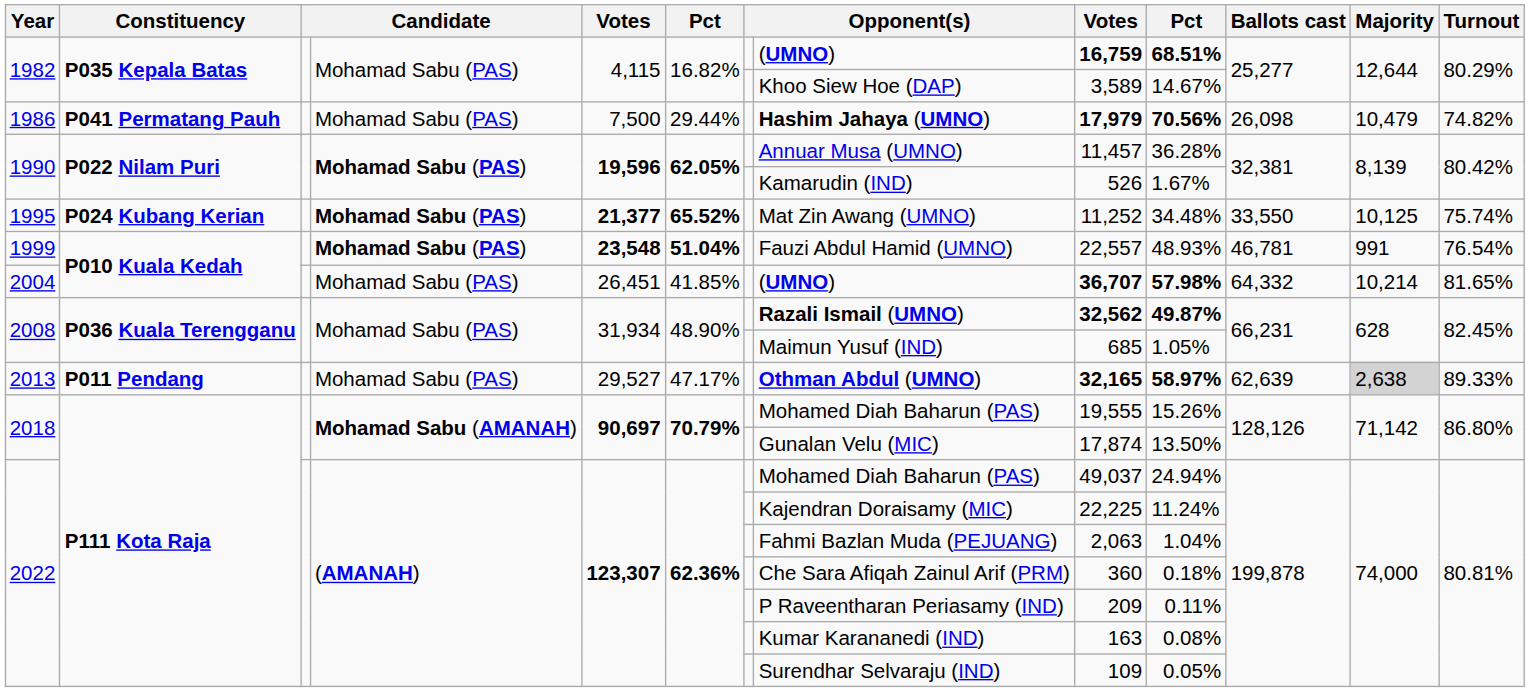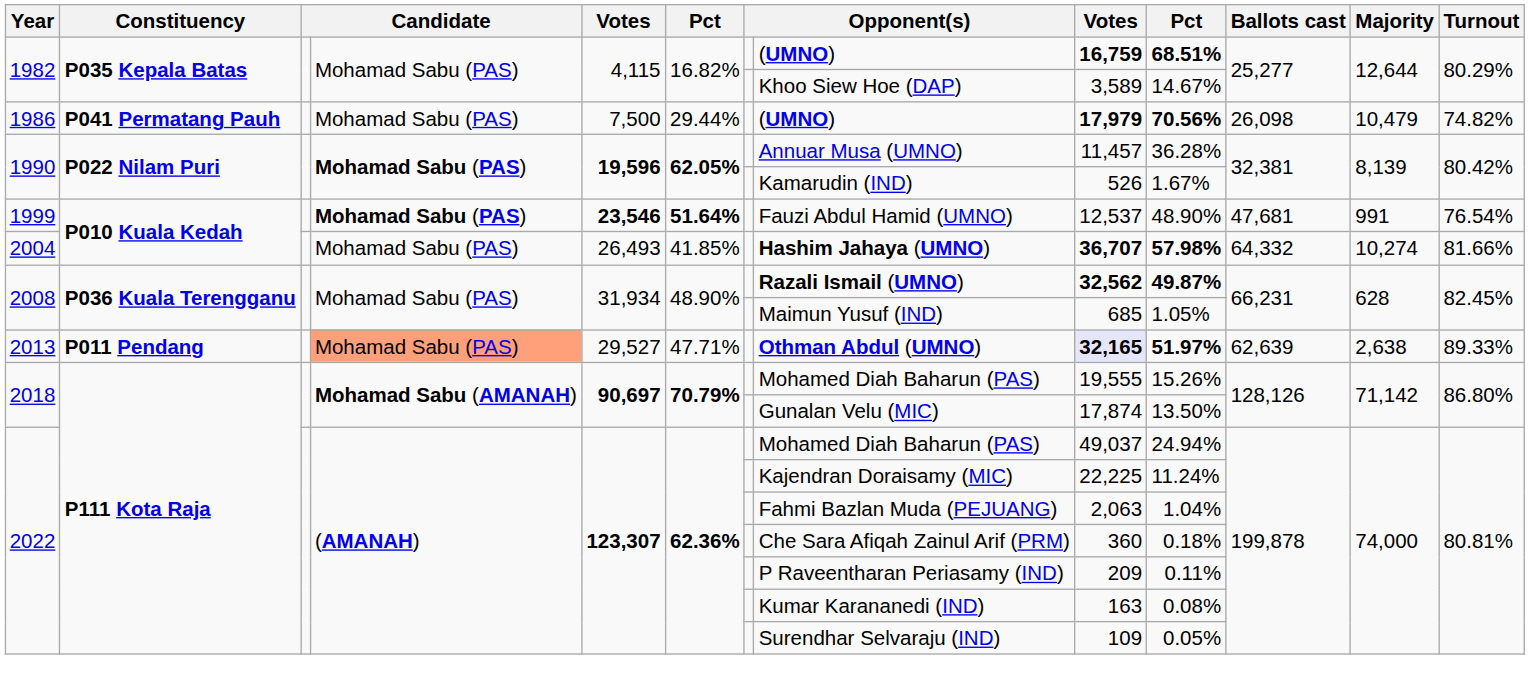(874, 118) Hashim Jahaya (UMNO) -> (797, 118) (UMNO)
- row: (33, 216)
(629, 248) 23,548 -> (629, 216) 23,546
(705, 248) 51.04% -> (705, 216) 51.64%
(1111, 248) 22,557 -> (1111, 216) 12,537
(1186, 248) 48.93% -> (1186, 216) 48.90%
(1262, 248) 46,781 -> (1262, 216) 47,681
(629, 281) 26,451 -> (629, 248) 26,493
(797, 281) (UMNO) -> (874, 248) Hashim Jahaya (UMNO)
(1387, 281) 10,214 -> (1387, 248) 10,274
(1478, 281) 81.65% -> (1478, 248) 81.66%
(417, 378) no background -> (417, 346) lightsalmon background
(705, 378) 47.17% -> (705, 346) 47.71%
(1111, 378) no background -> (1111, 346) lavender background
(1186, 378) 58.97% -> (1186, 346) 51.97%
(1381, 378) lightgrey background -> (1381, 346) no background
